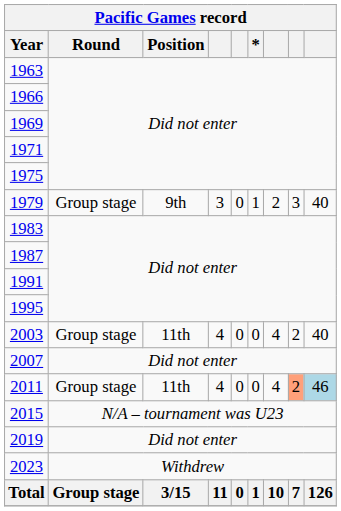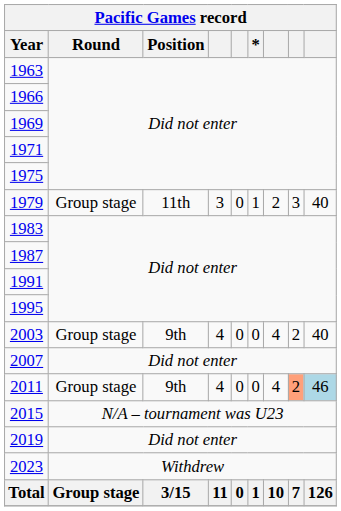(176, 202) 9th -> (176, 202) 11th
(176, 334) 11th -> (176, 334) 9th
(176, 387) 11th -> (176, 387) 9th
